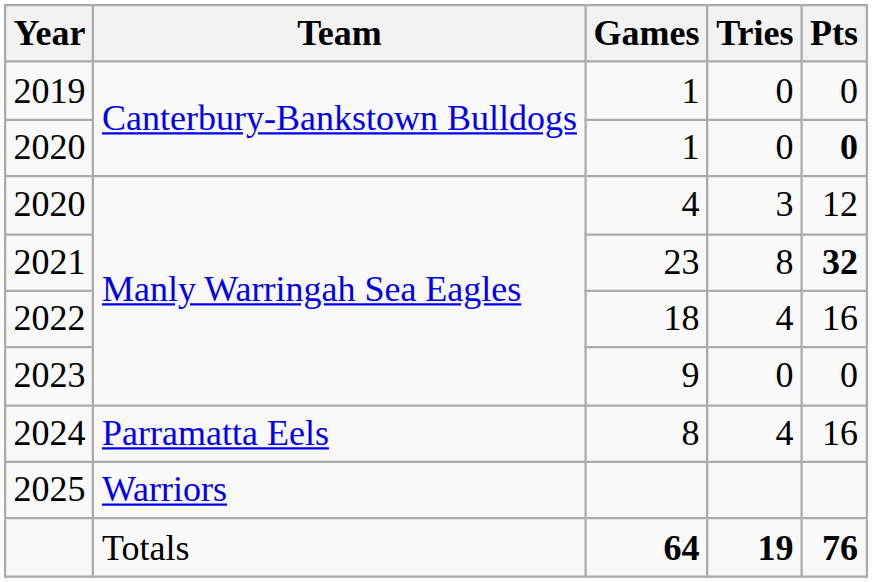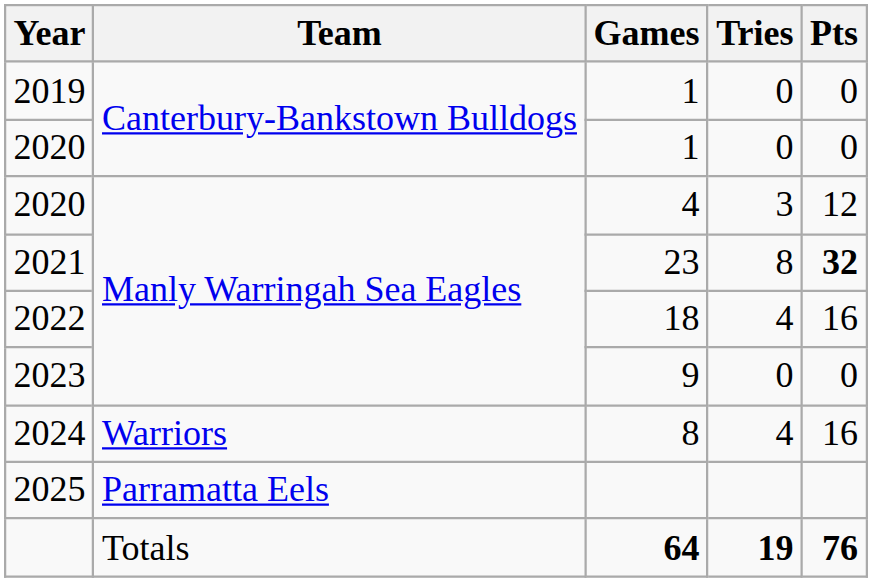(849, 147) bold -> (849, 147) normal
(215, 432) Parramatta Eels -> (165, 432) Warriors
(165, 489) Warriors -> (215, 489) Parramatta Eels
